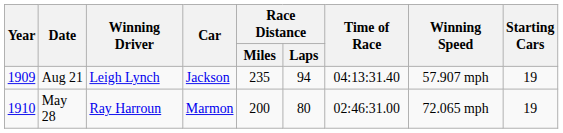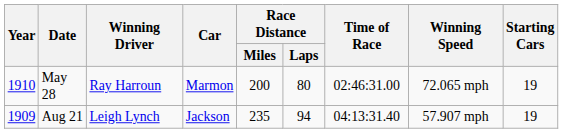rows swapped: (62, 78) <-> (54, 109)
